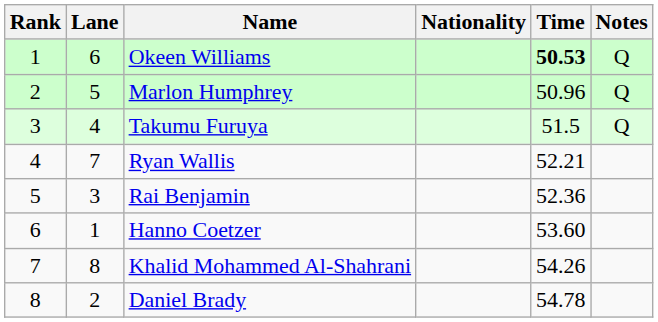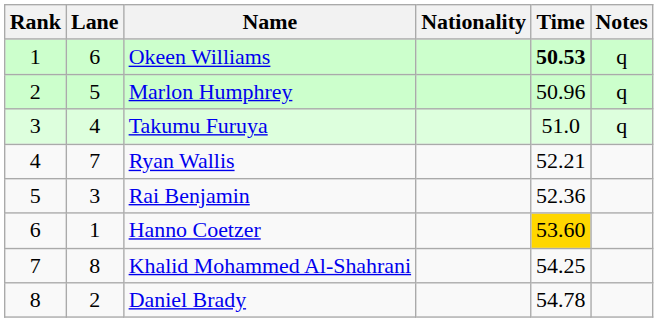(622, 56) Q -> (622, 56) q
(622, 91) Q -> (622, 91) q
(561, 126) 51.5 -> (561, 126) 51.0
(622, 126) Q -> (622, 126) q
(561, 230) no background -> (561, 230) gold background
(561, 265) 54.26 -> (561, 265) 54.25
